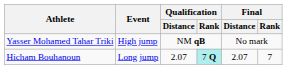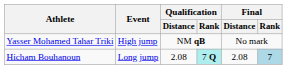(179, 57) 2.07 -> (179, 57) 2.08
(239, 57) 2.07 -> (239, 57) 2.08
(270, 57) no background -> (270, 57) lightblue background
